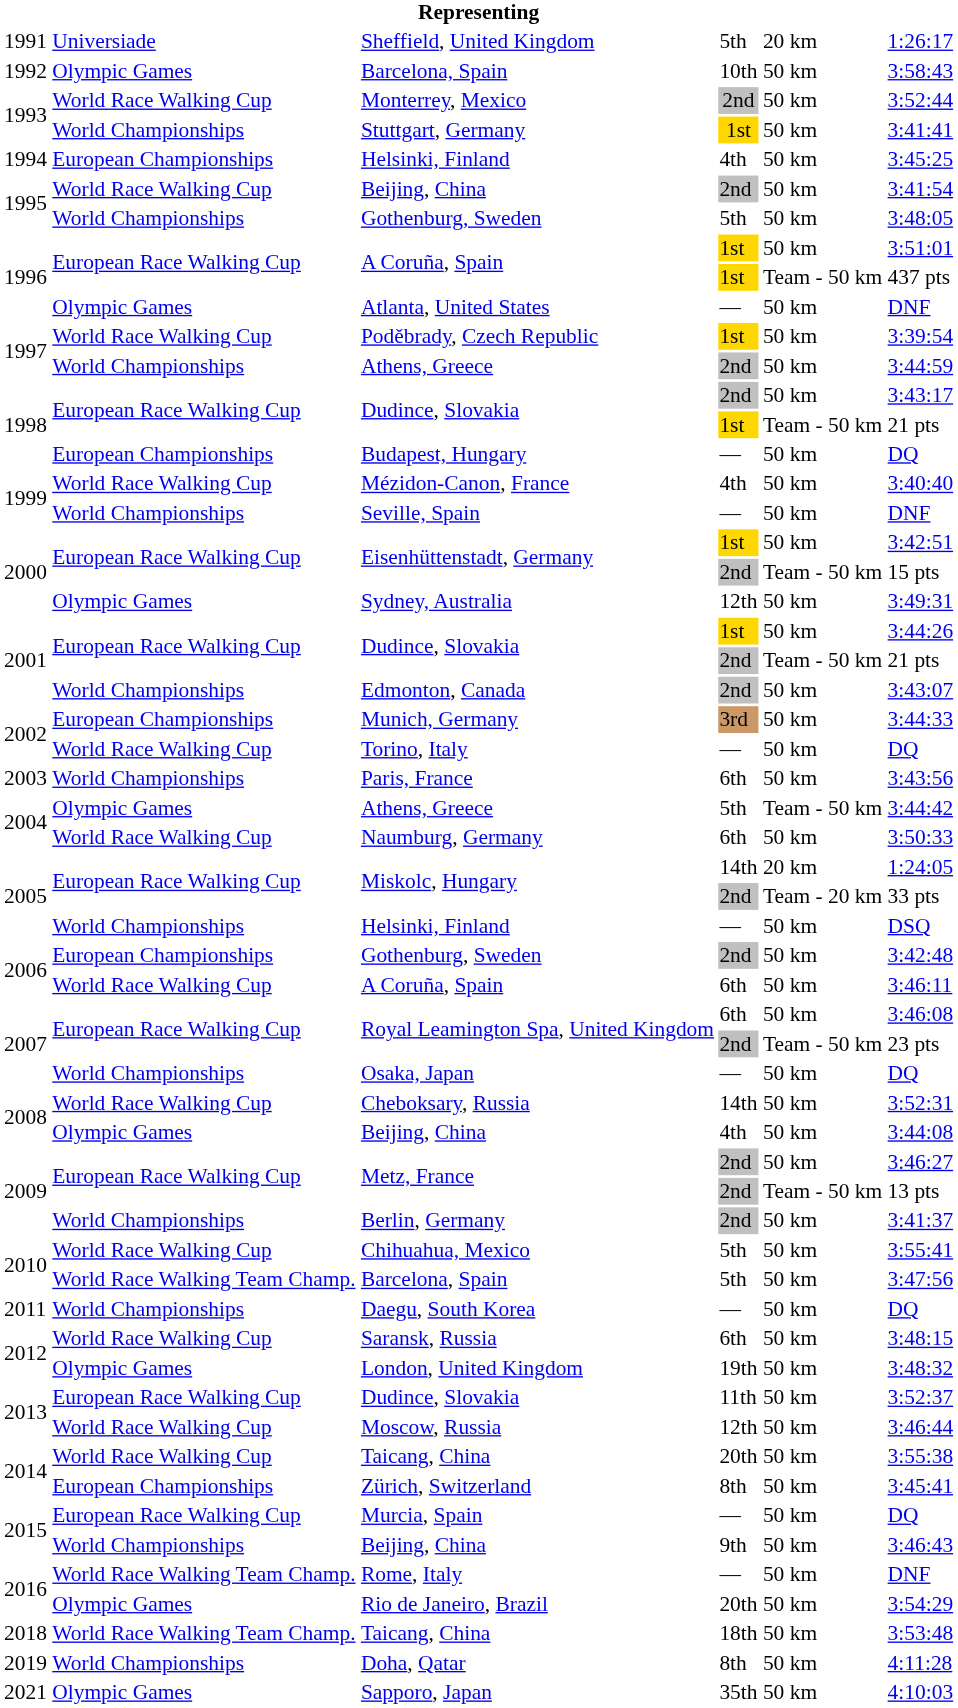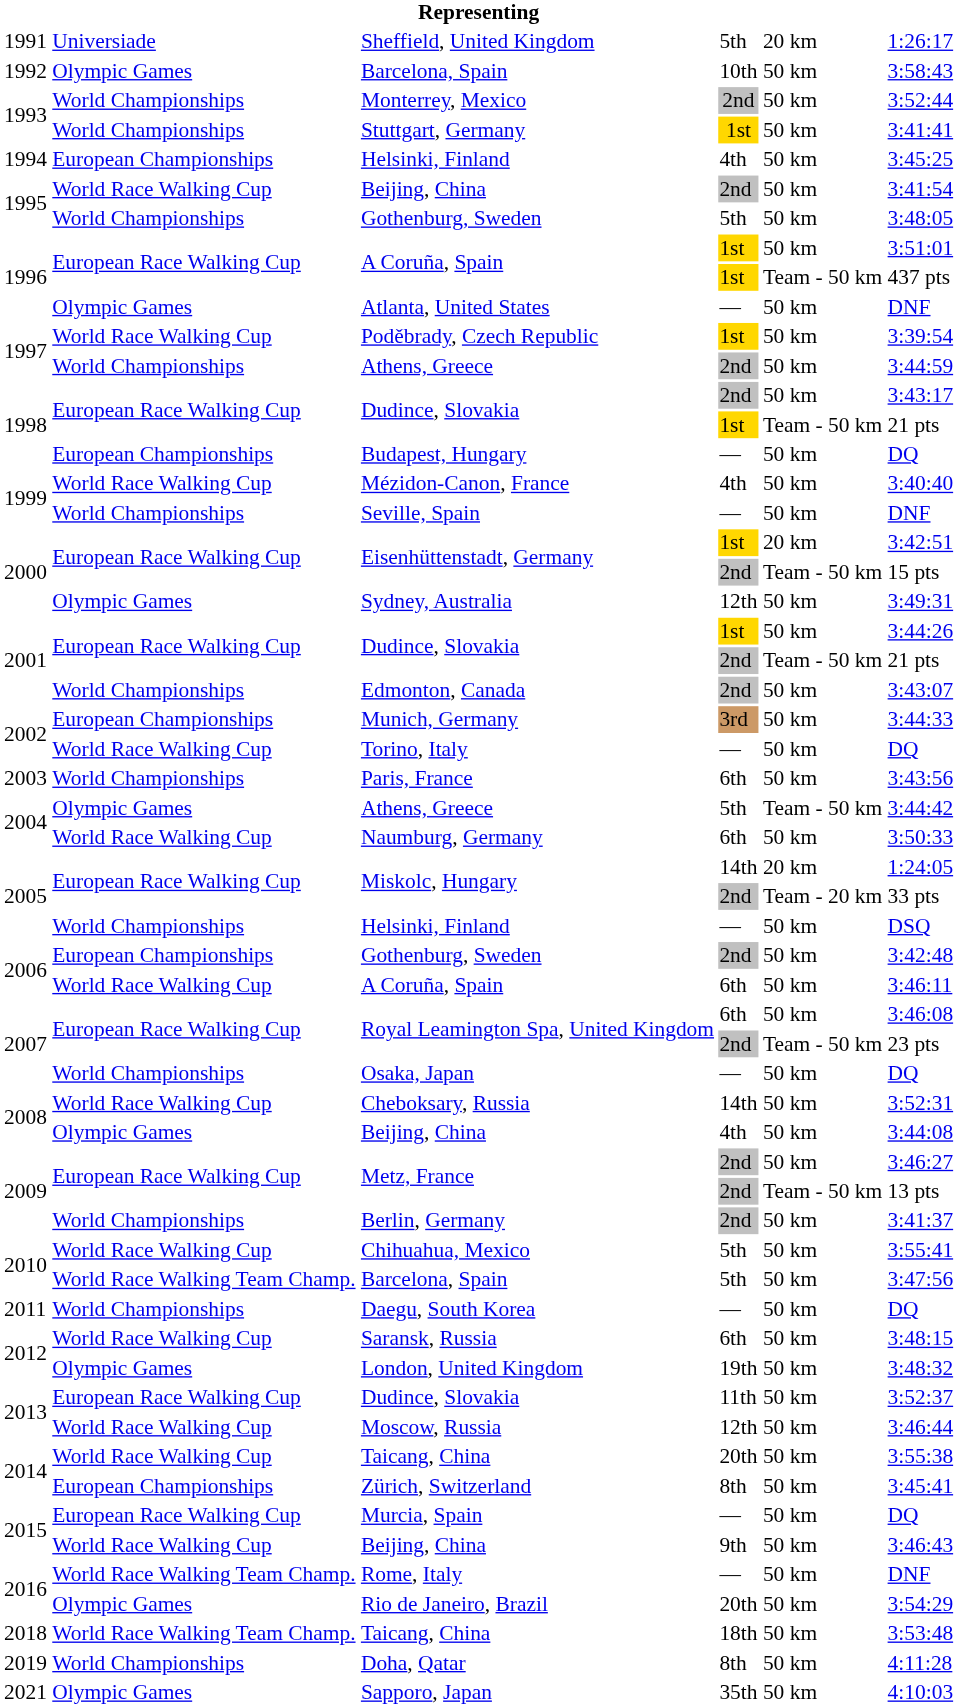(162, 100) World Race Walking Cup -> (148, 100) World Championships
(790, 542) 50 km -> (790, 542) 20 km
(148, 1544) World Championships -> (162, 1544) World Race Walking Cup
